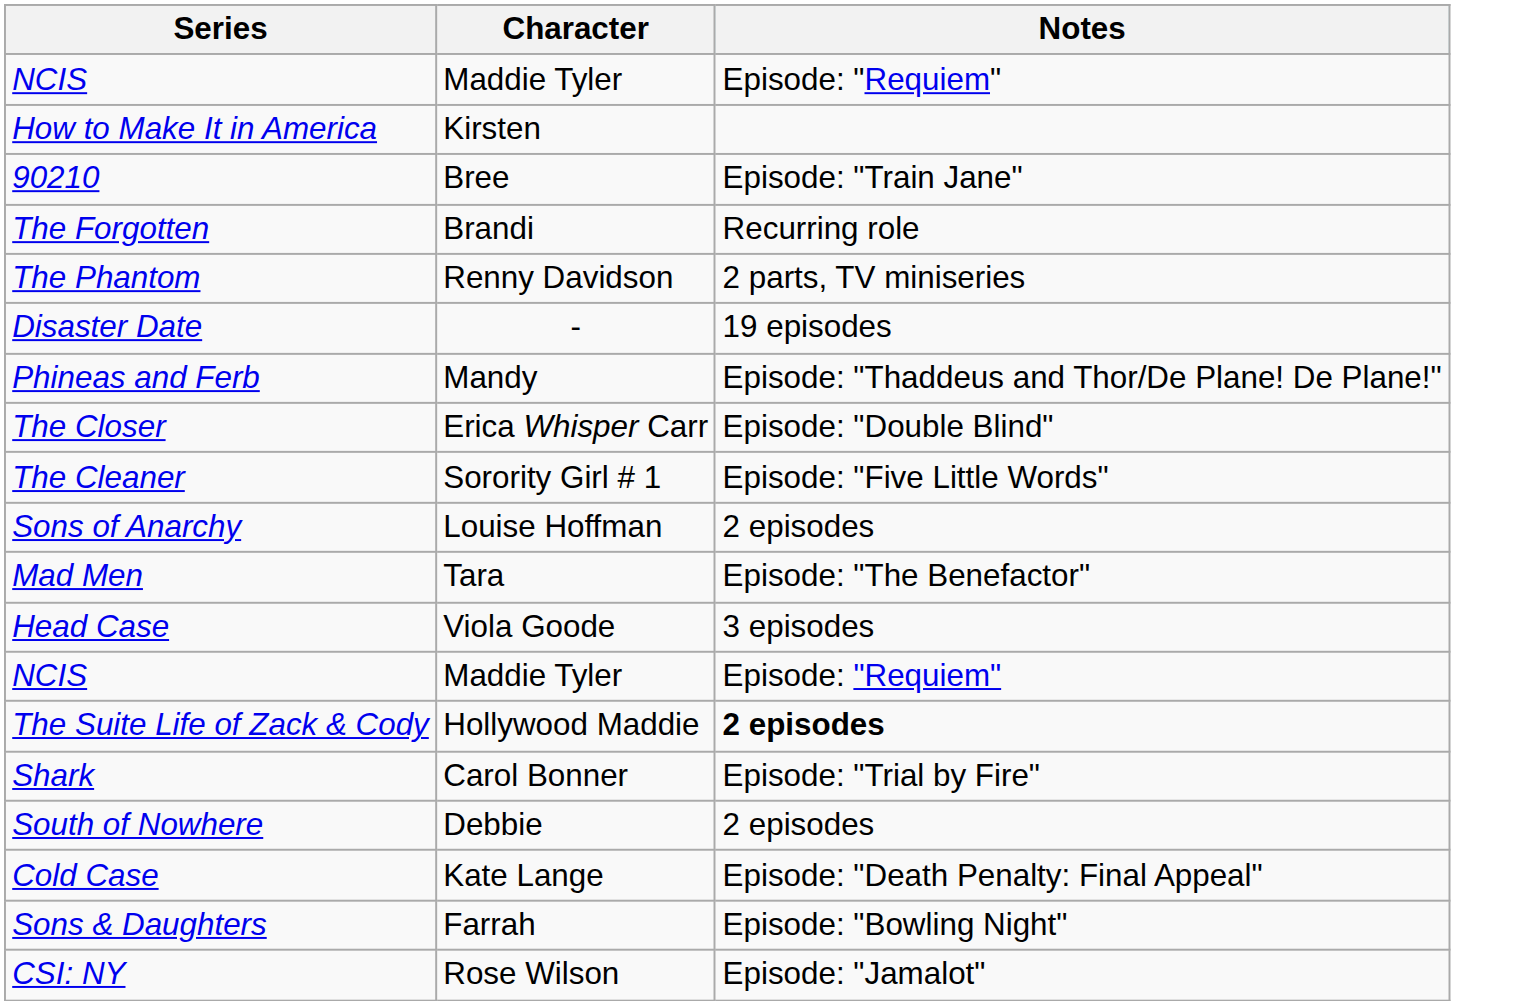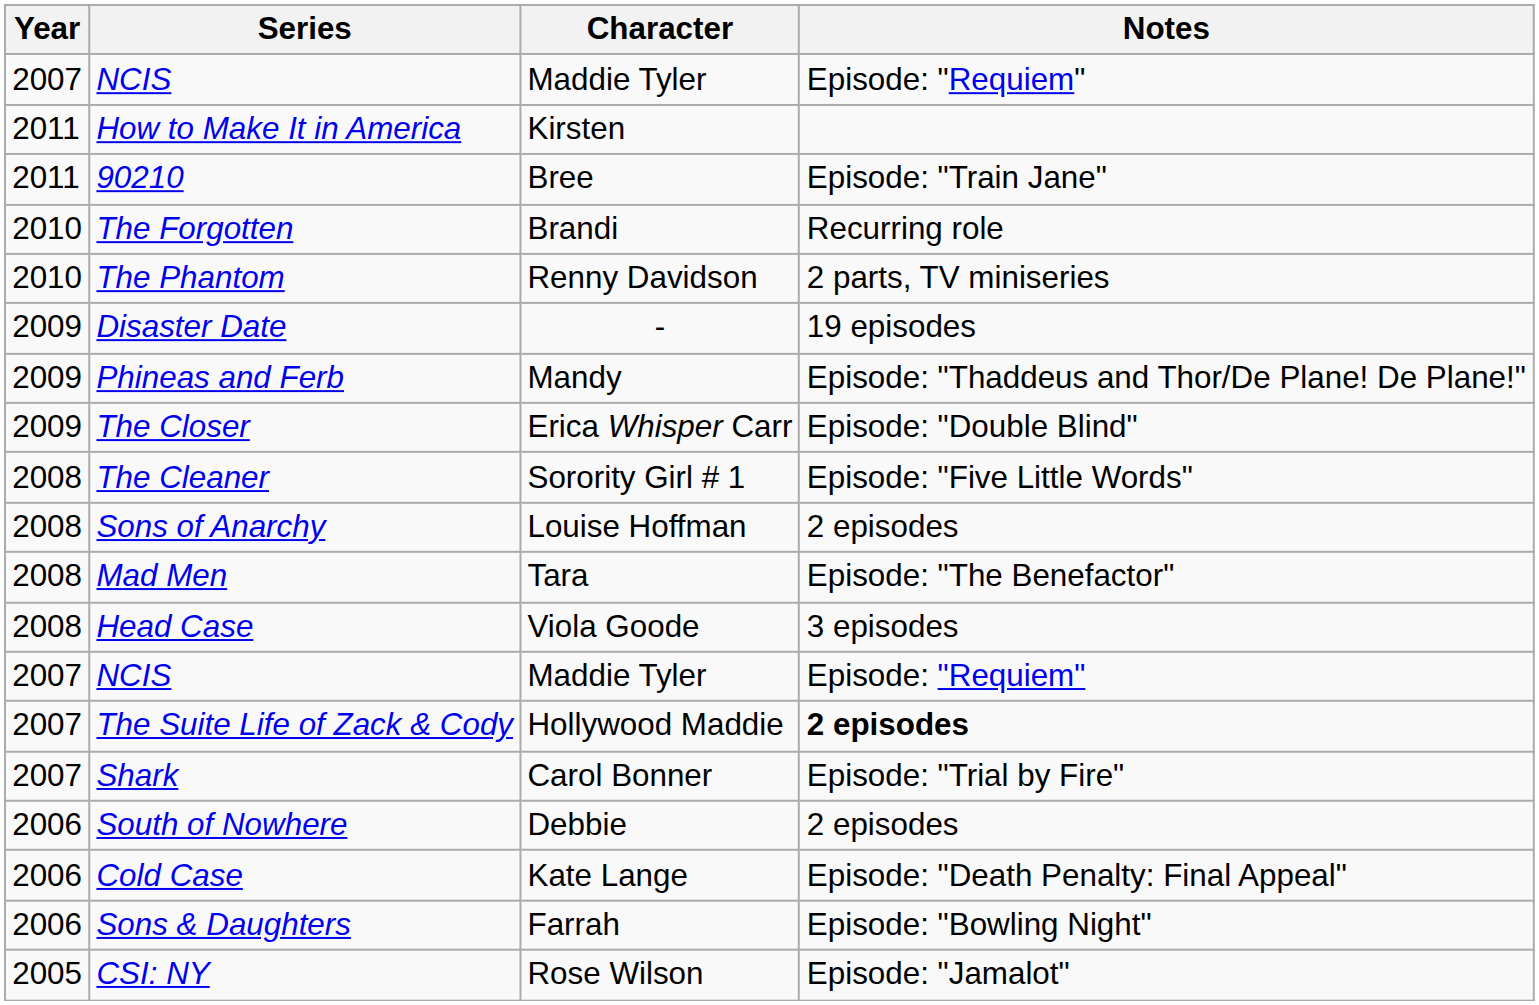+ column: (47, 29)
